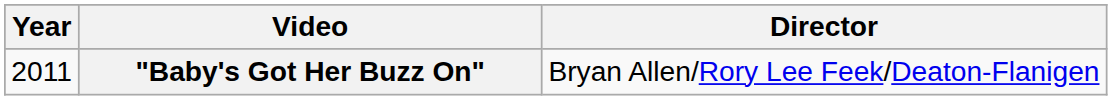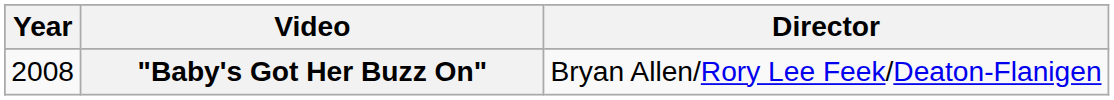(42, 71) 2011 -> (43, 71) 2008
